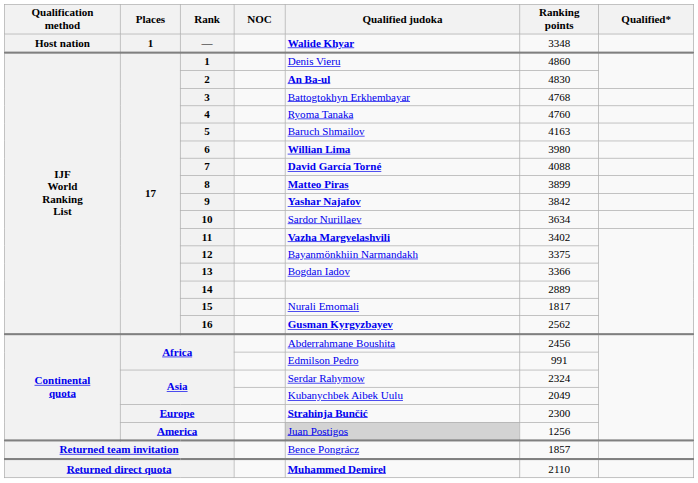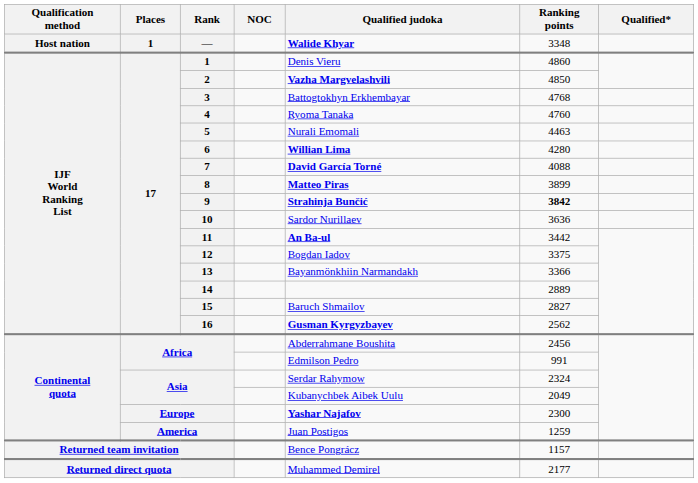(309, 79) An Ba-ul -> (339, 79) Vazha Margvelashvili
(559, 79) 4830 -> (559, 79) 4850
(326, 132) Baruch Shmailov -> (323, 132) Nurali Emomali
(559, 132) 4163 -> (559, 132) 4463
(559, 149) 3980 -> (559, 149) 4280
(324, 202) Yashar Najafov -> (328, 202) Strahinja Bunčić
(559, 202) normal -> (559, 202) bold
(559, 219) 3634 -> (559, 219) 3636
(339, 237) Vazha Margvelashvili -> (309, 237) An Ba-ul
(559, 237) 3402 -> (559, 237) 3442
(353, 254) Bayanmönkhiin Narmandakh -> (319, 254) Bogdan Iadov
(319, 272) Bogdan Iadov -> (353, 272) Bayanmönkhiin Narmandakh
(323, 307) Nurali Emomali -> (326, 307) Baruch Shmailov
(559, 307) 1817 -> (559, 307) 2827
(328, 413) Strahinja Bunčić -> (324, 413) Yashar Najafov
(318, 431) lightgrey background -> (318, 431) no background
(559, 431) 1256 -> (559, 431) 1259
(559, 450) 1857 -> (559, 450) 1157
(337, 468) bold -> (334, 468) normal
(559, 468) 2110 -> (559, 468) 2177
